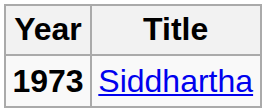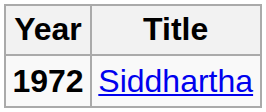(48, 80) 1973 -> (48, 80) 1972
